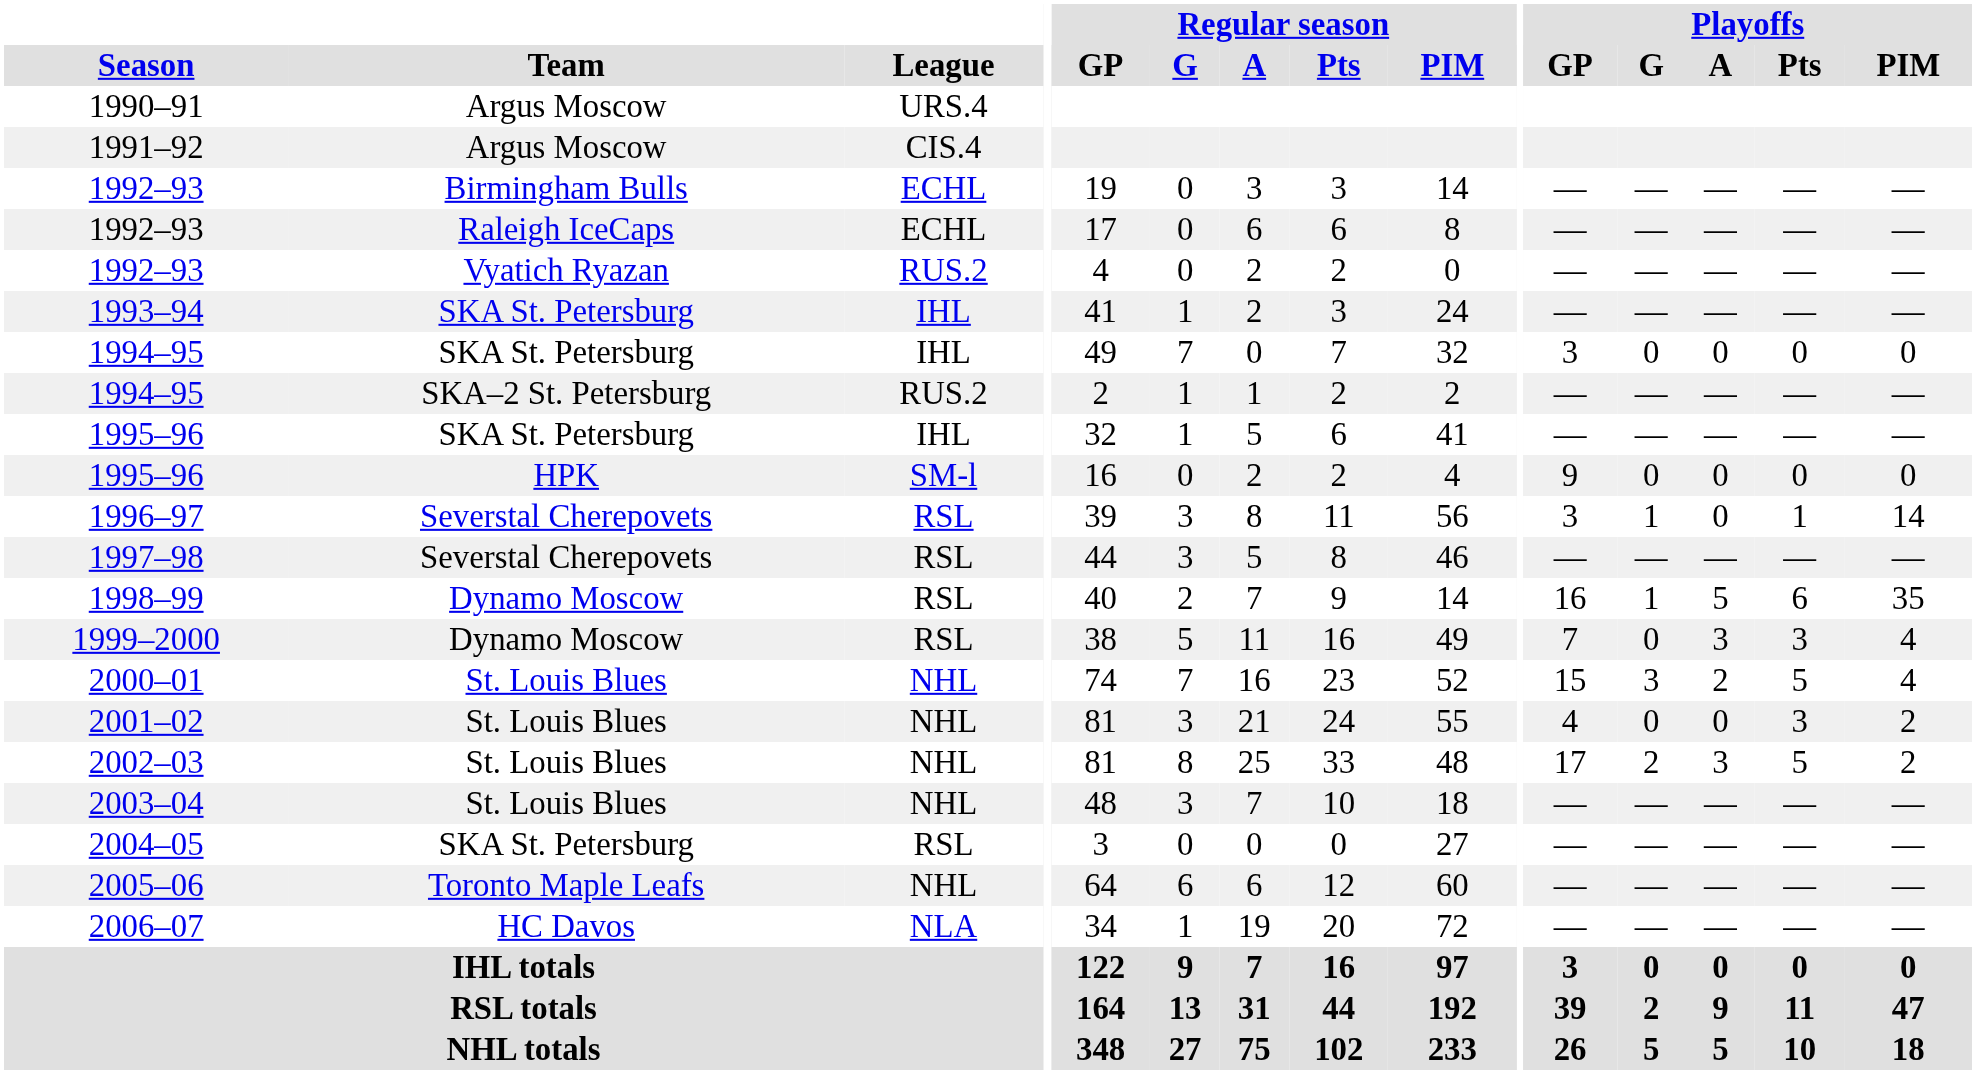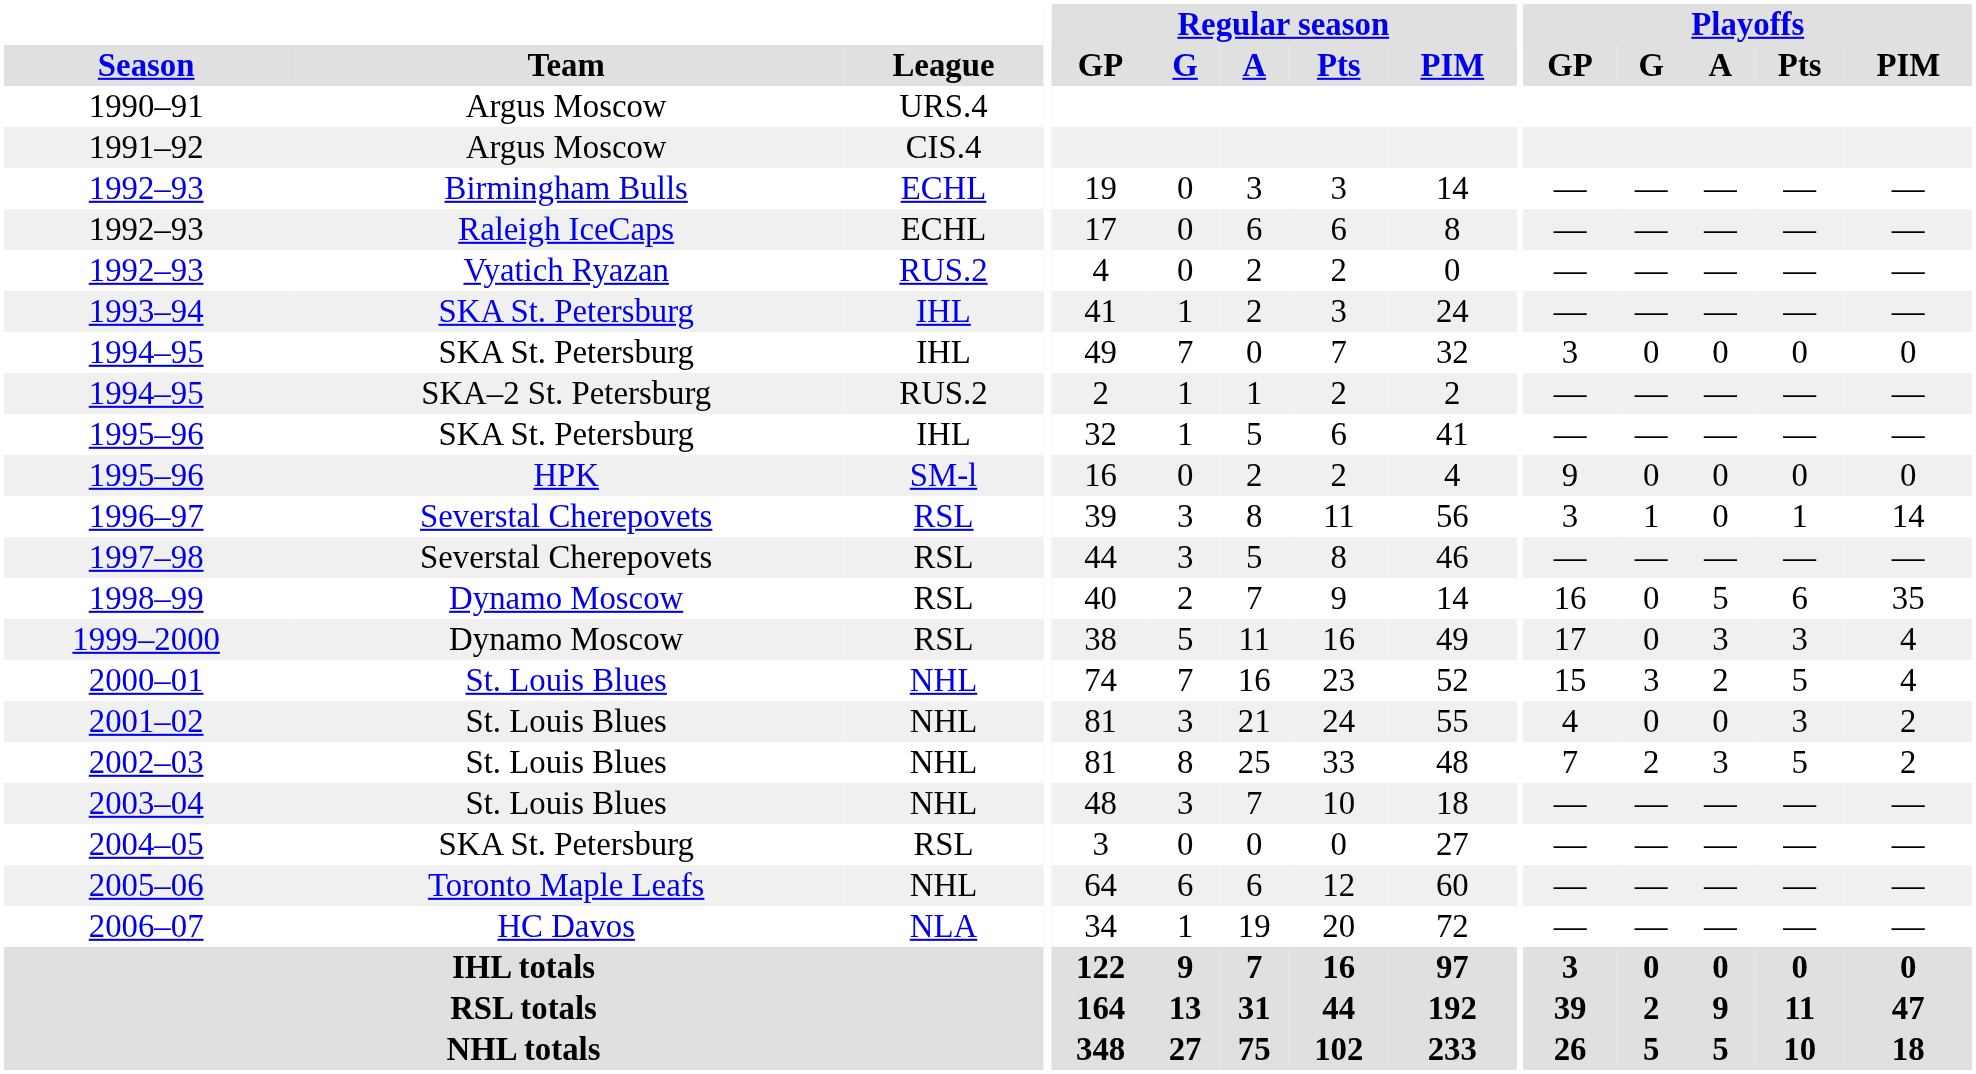(1651, 597) 1 -> (1651, 597) 0
(1570, 638) 7 -> (1570, 638) 17
(1570, 761) 17 -> (1570, 761) 7
